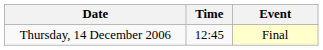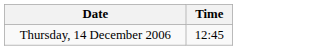- column: (275, 14)
